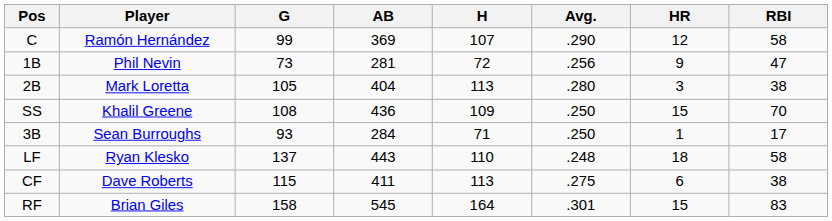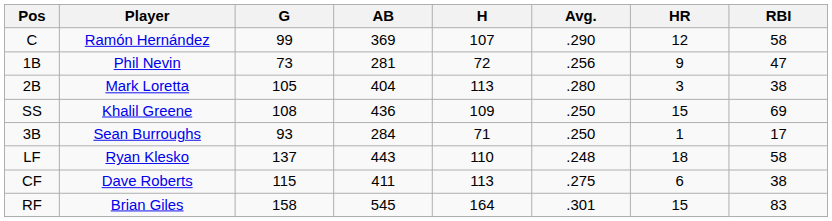(778, 110) 70 -> (778, 110) 69
